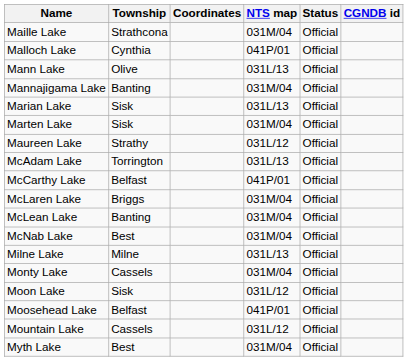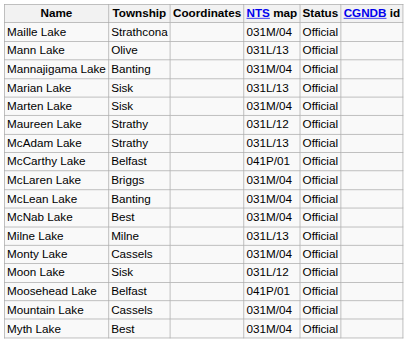- row: (41, 50)
(137, 161) Torrington -> (130, 143) Strathy
(268, 328) 031L/12 -> (269, 310) 031M/04
